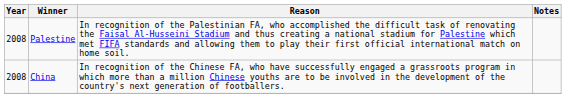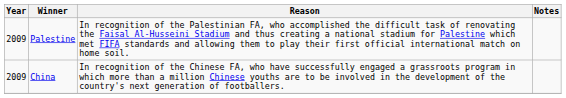(16, 39) 2008 -> (16, 39) 2009
(16, 77) 2008 -> (16, 77) 2009
